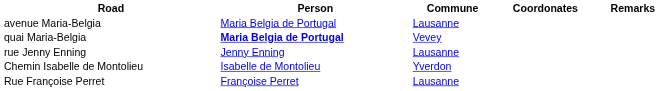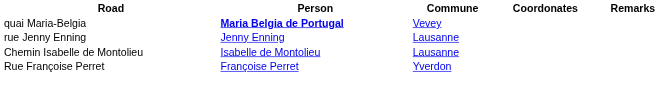- row: (52, 23)
(432, 67) Yverdon -> (436, 52) Lausanne
(436, 81) Lausanne -> (432, 67) Yverdon
